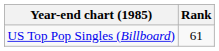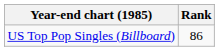(196, 35) 61 -> (196, 35) 86
